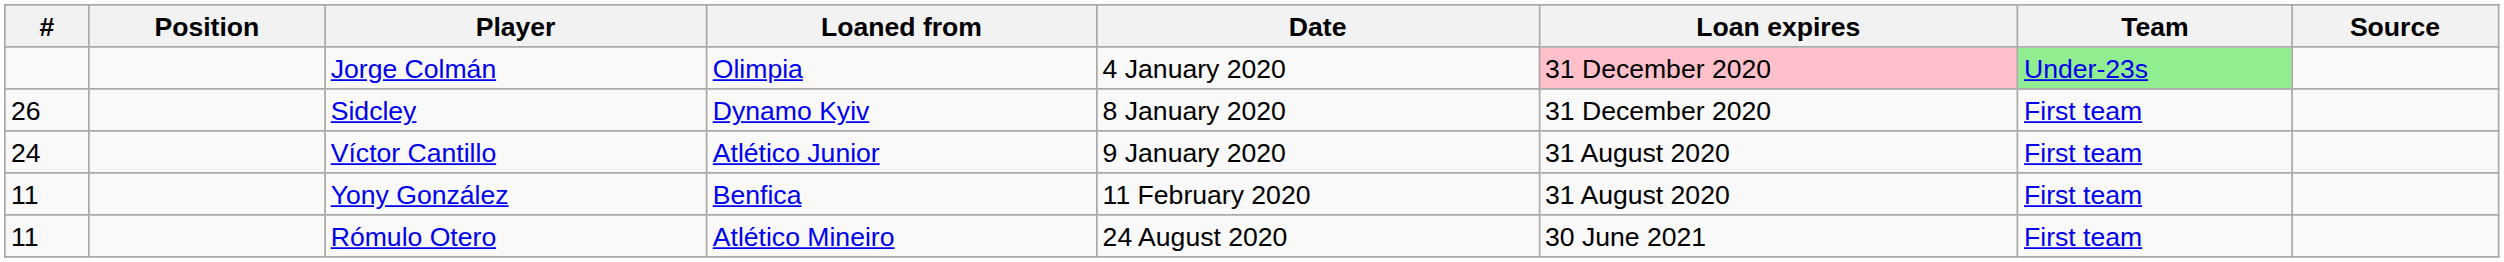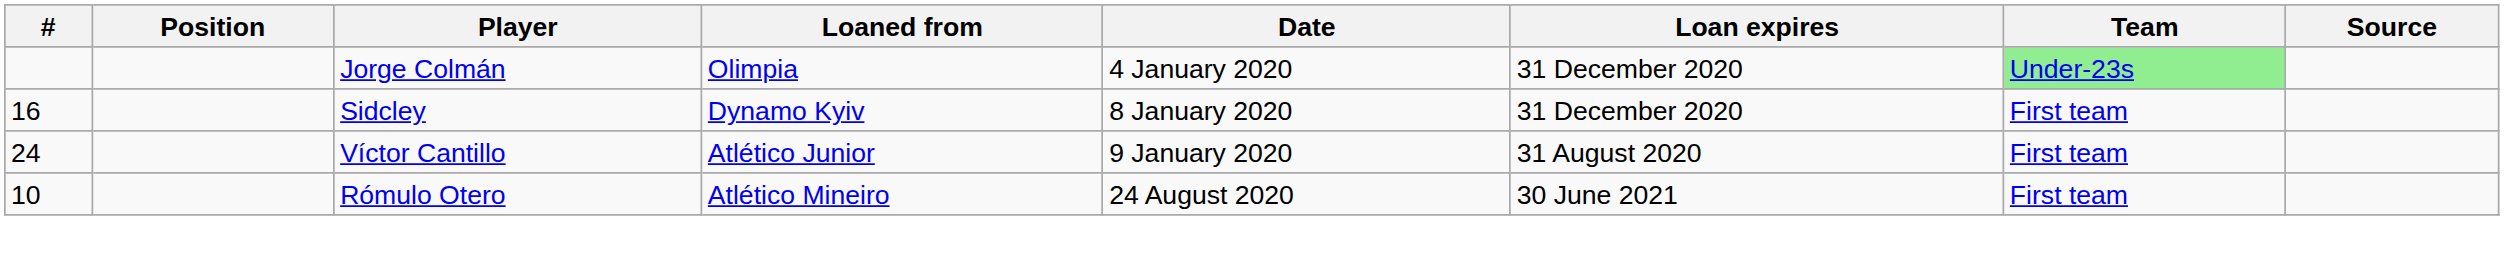(1658, 68) pink background -> (1630, 68) no background
(26, 110) 26 -> (26, 110) 16
- row: (420, 195)
(25, 237) 11 -> (26, 195) 10
